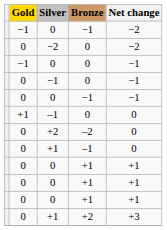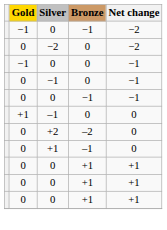- row: (53, 217)
